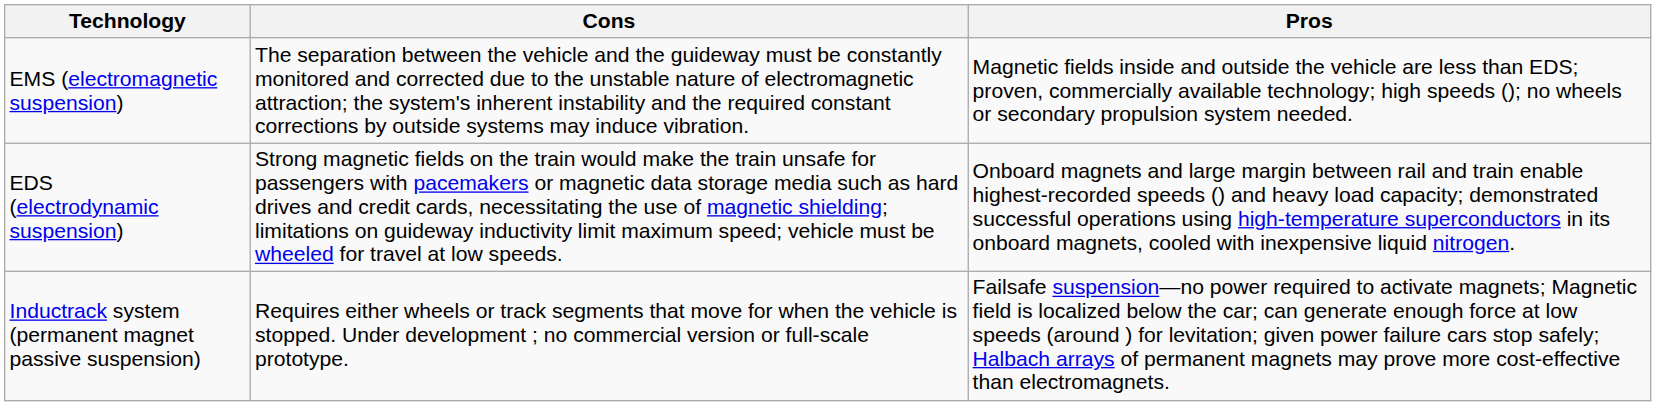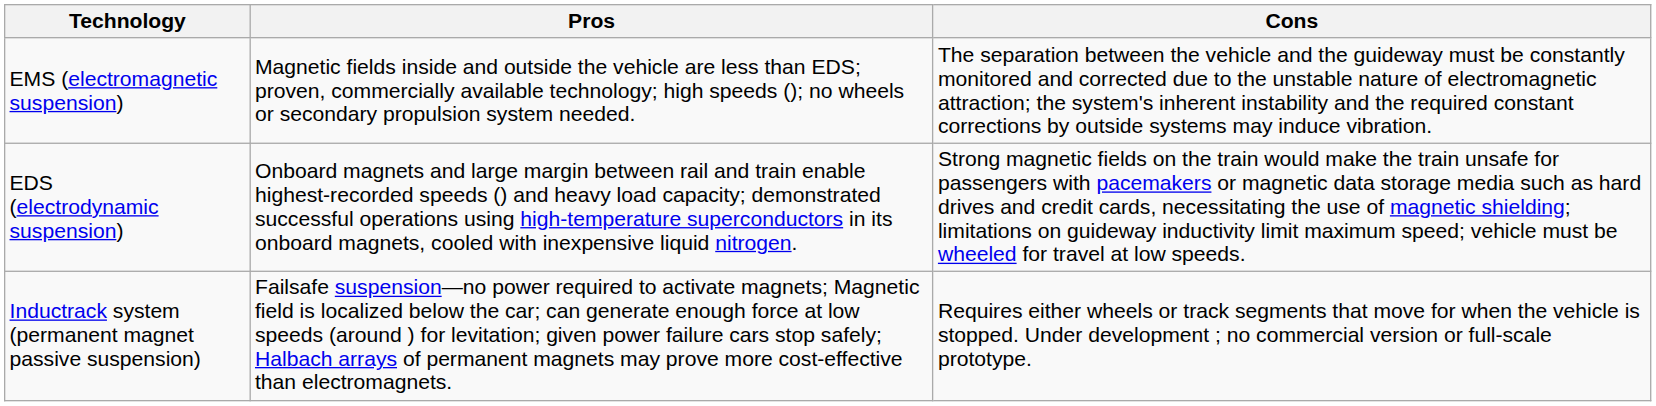columns swapped: (1309, 21) <-> (609, 21)
